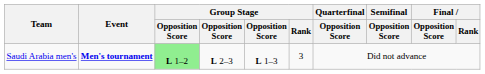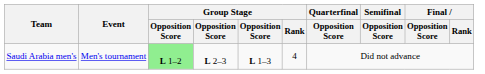(117, 56) bold -> (113, 56) normal
(301, 56) 3 -> (295, 56) 4
